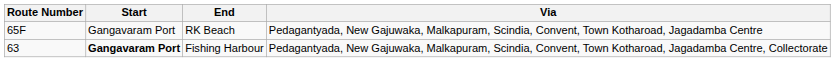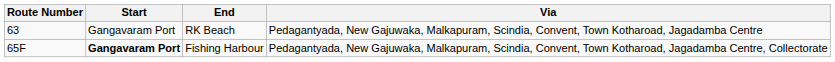(16, 30) 65F -> (13, 30) 63
(13, 48) 63 -> (16, 48) 65F
